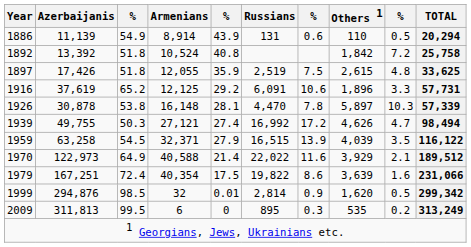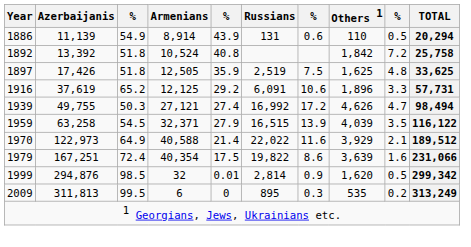(179, 71) 12,055 -> (179, 71) 12,505
(357, 71) 2,615 -> (357, 71) 1,625
- row: (20, 106)
